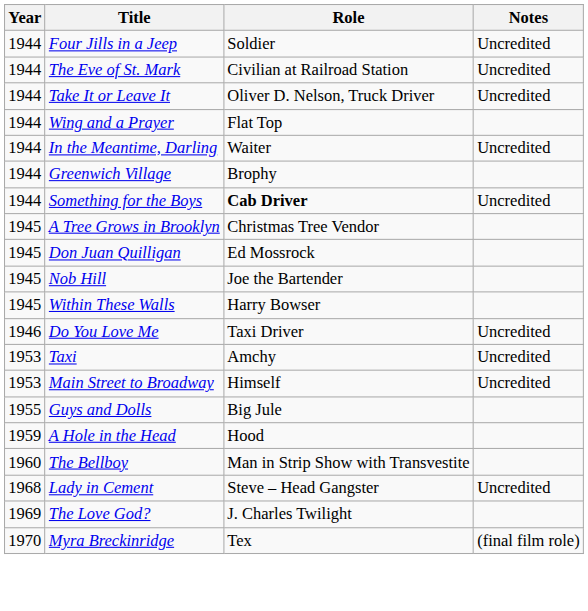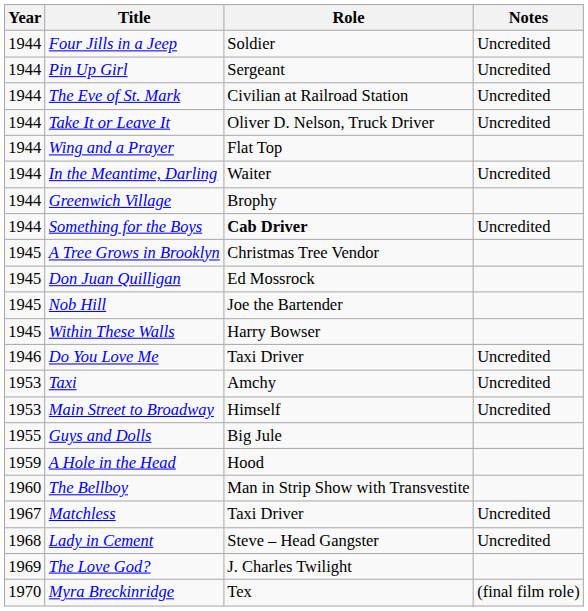+ row: (88, 69)
+ row: (82, 514)
